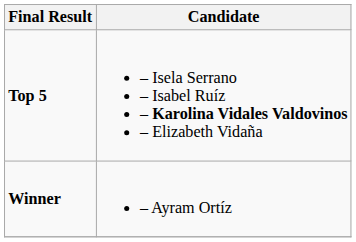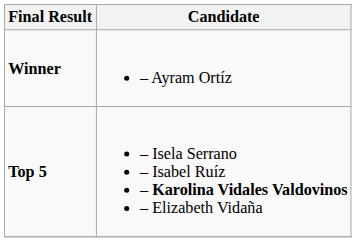rows swapped: (35, 198) <-> (27, 95)
